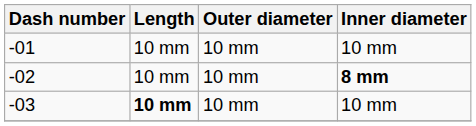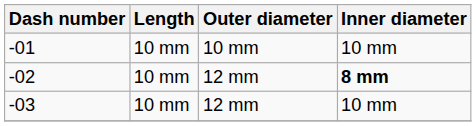(231, 76) 10 mm -> (231, 76) 12 mm
(163, 105) bold -> (162, 105) normal
(231, 105) 10 mm -> (231, 105) 12 mm
